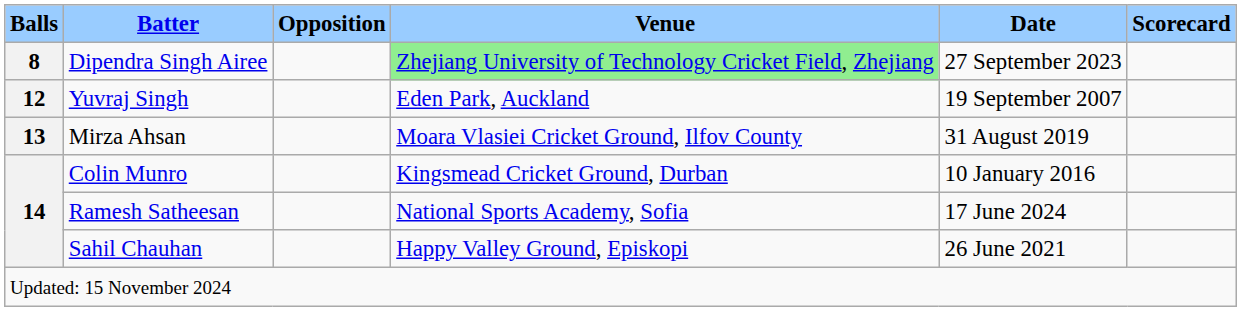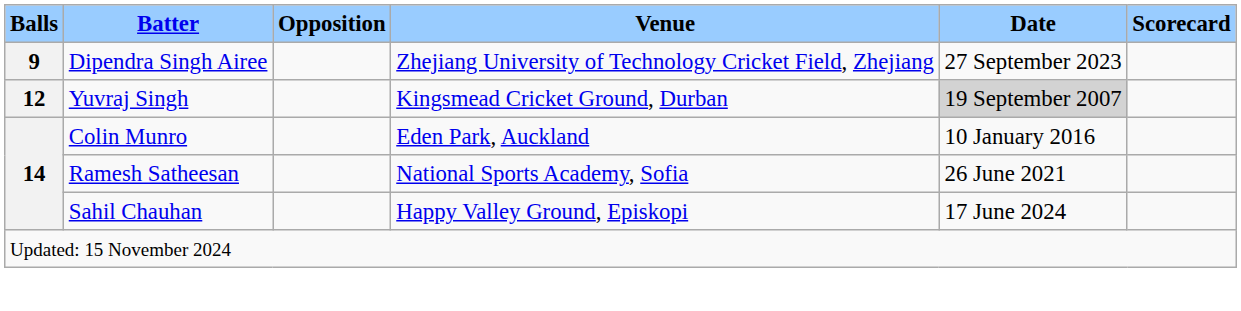(34, 61) 8 -> (34, 61) 9
(665, 61) lightgreen background -> (665, 61) no background
(493, 98) Eden Park, Auckland -> (562, 98) Kingsmead Cricket Ground, Durban
(1033, 98) no background -> (1033, 98) lightgrey background
- row: (127, 136)
(562, 173) Kingsmead Cricket Ground, Durban -> (493, 136) Eden Park, Auckland
(1005, 211) 17 June 2024 -> (1005, 173) 26 June 2021
(1005, 249) 26 June 2021 -> (1005, 211) 17 June 2024
